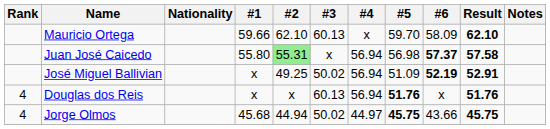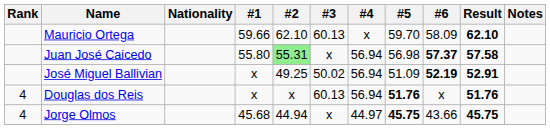(329, 114) 50.02 -> (329, 114) x
